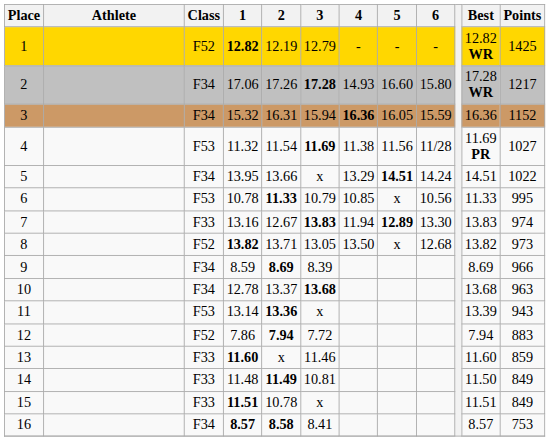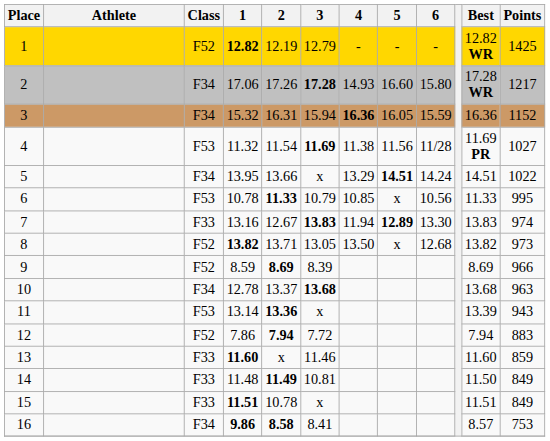(204, 267) F34 -> (204, 267) F52
(243, 425) 8.57 -> (243, 425) 9.86
